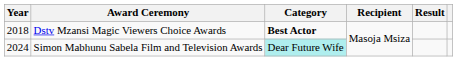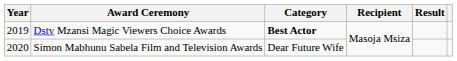(18, 30) 2018 -> (18, 30) 2019
(18, 47) 2024 -> (18, 47) 2020
(306, 47) paleturquoise background -> (306, 47) no background
